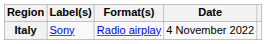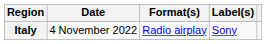columns swapped: (210, 13) <-> (71, 13)
